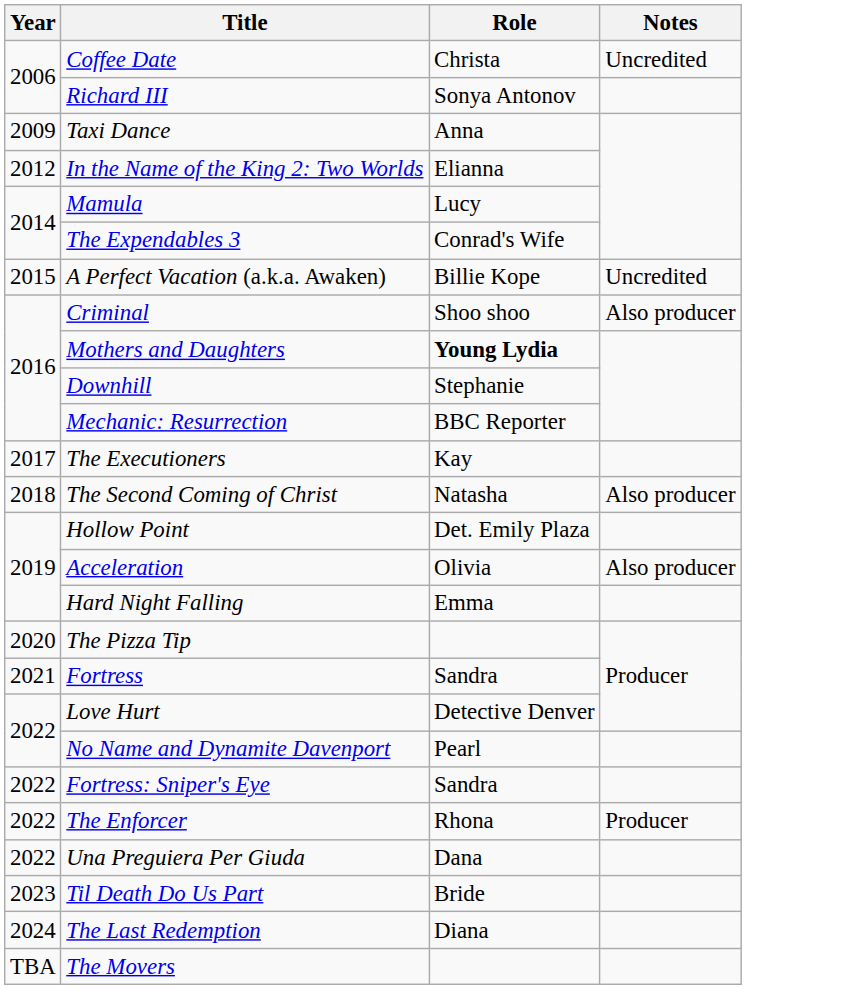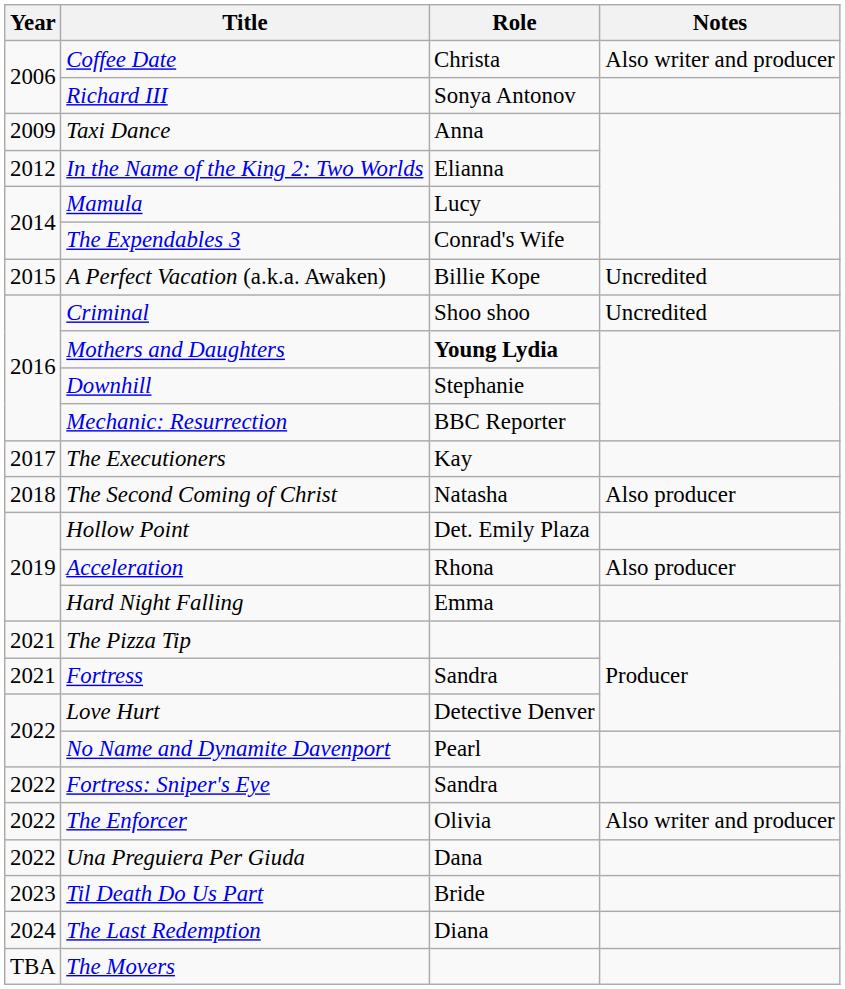(656, 58) Uncredited -> (720, 58) Also writer and producer
(670, 312) Also producer -> (656, 312) Uncredited
(463, 566) Olivia -> (464, 566) Rhona
(33, 639) 2020 -> (33, 639) 2021
(464, 820) Rhona -> (463, 820) Olivia
(647, 820) Producer -> (720, 820) Also writer and producer
